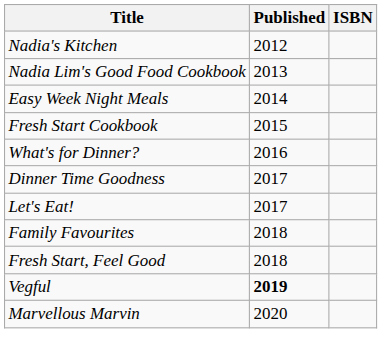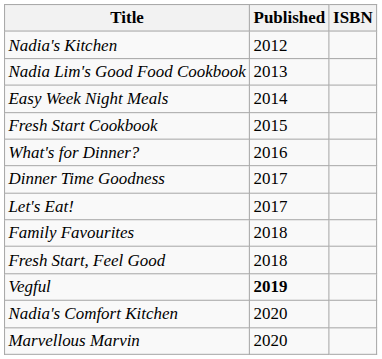+ row: (93, 313)
